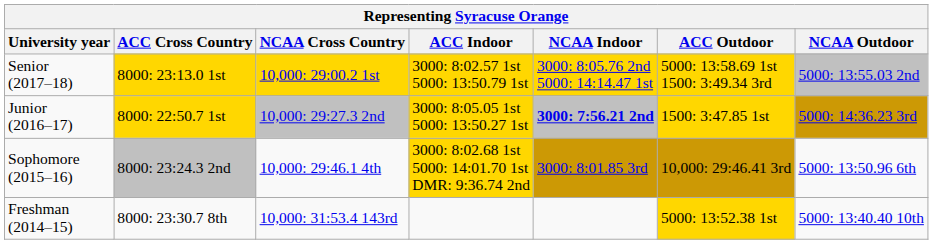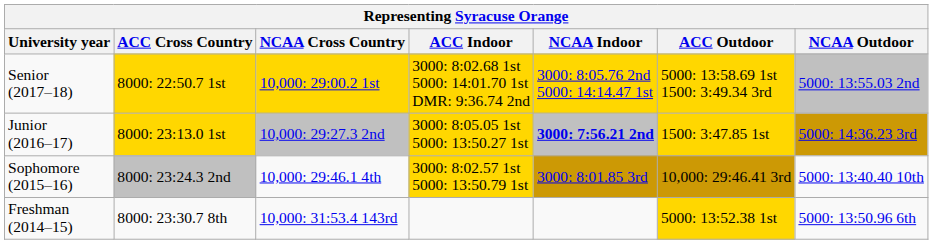(171, 74) 8000: 23:13.0 1st -> (171, 83) 8000: 22:50.7 1st
(470, 74) 3000: 8:02.57 1st 5000: 13:50.79 1st -> (471, 83) 3000: 8:02.68 1st 5000: 14:01.70 1st DMR: 9:36.74 2nd
(171, 116) 8000: 22:50.7 1st -> (171, 134) 8000: 23:13.0 1st
(471, 167) 3000: 8:02.68 1st 5000: 14:01.70 1st DMR: 9:36.74 2nd -> (470, 176) 3000: 8:02.57 1st 5000: 13:50.79 1st
(857, 167) 5000: 13:50.96 6th -> (861, 176) 5000: 13:40.40 10th
(861, 218) 5000: 13:40.40 10th -> (857, 218) 5000: 13:50.96 6th
